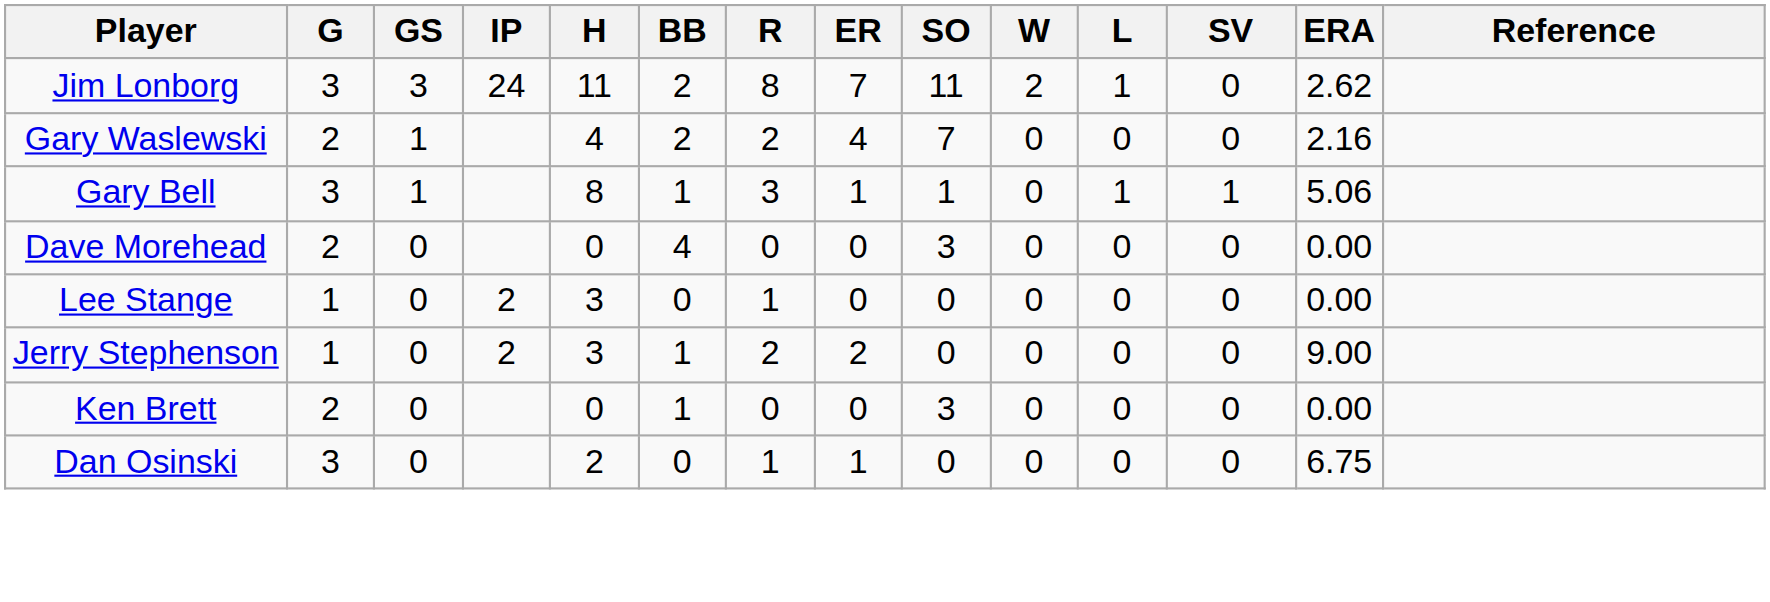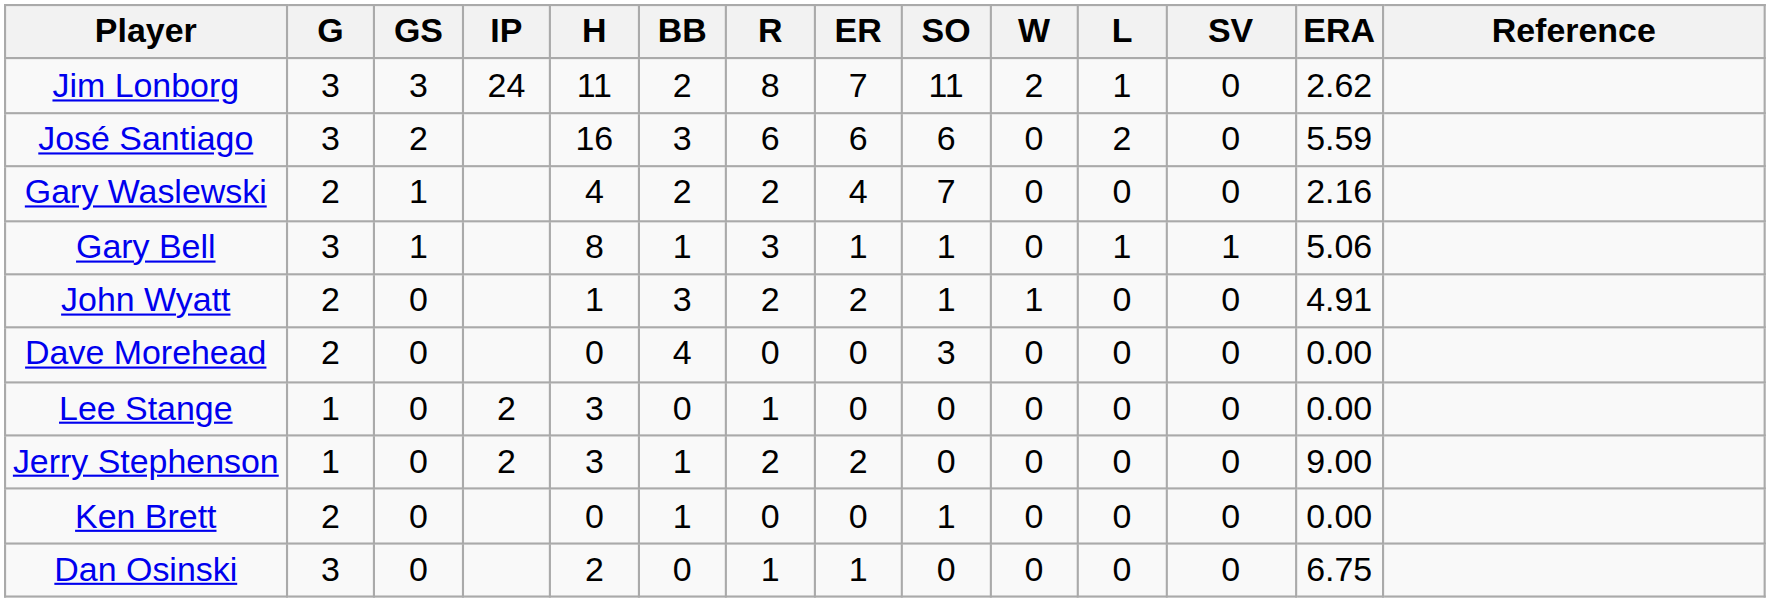+ row: (146, 138)
+ row: (146, 300)
(946, 407) 3 -> (946, 515) 1
